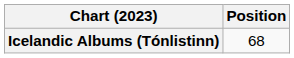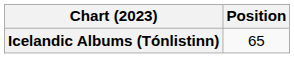(256, 40) 68 -> (256, 40) 65
